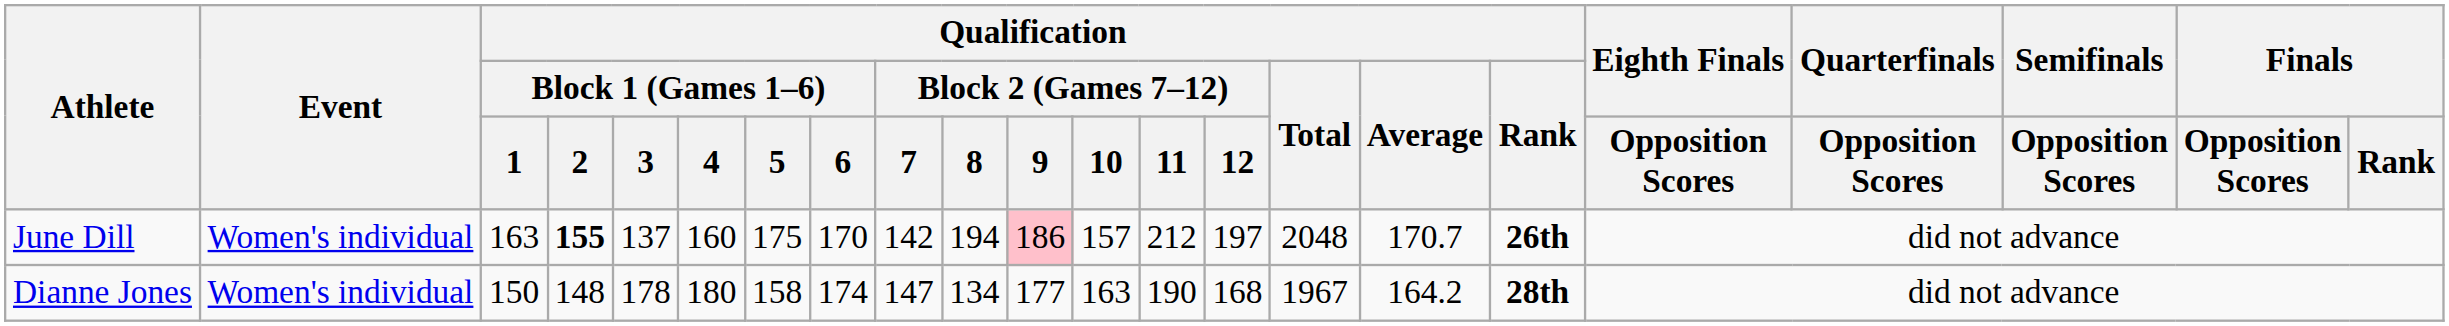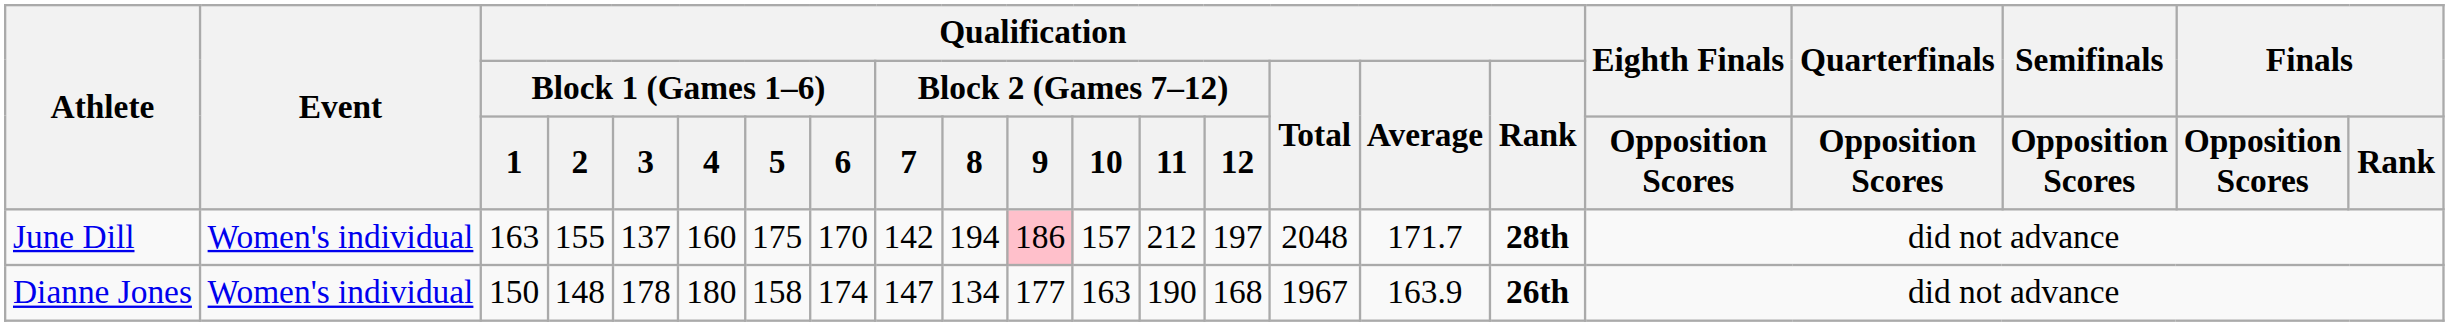(580, 237) bold -> (580, 237) normal
(1425, 237) 170.7 -> (1425, 237) 171.7
(1538, 237) 26th -> (1538, 237) 28th
(1425, 292) 164.2 -> (1425, 292) 163.9
(1538, 292) 28th -> (1538, 292) 26th
